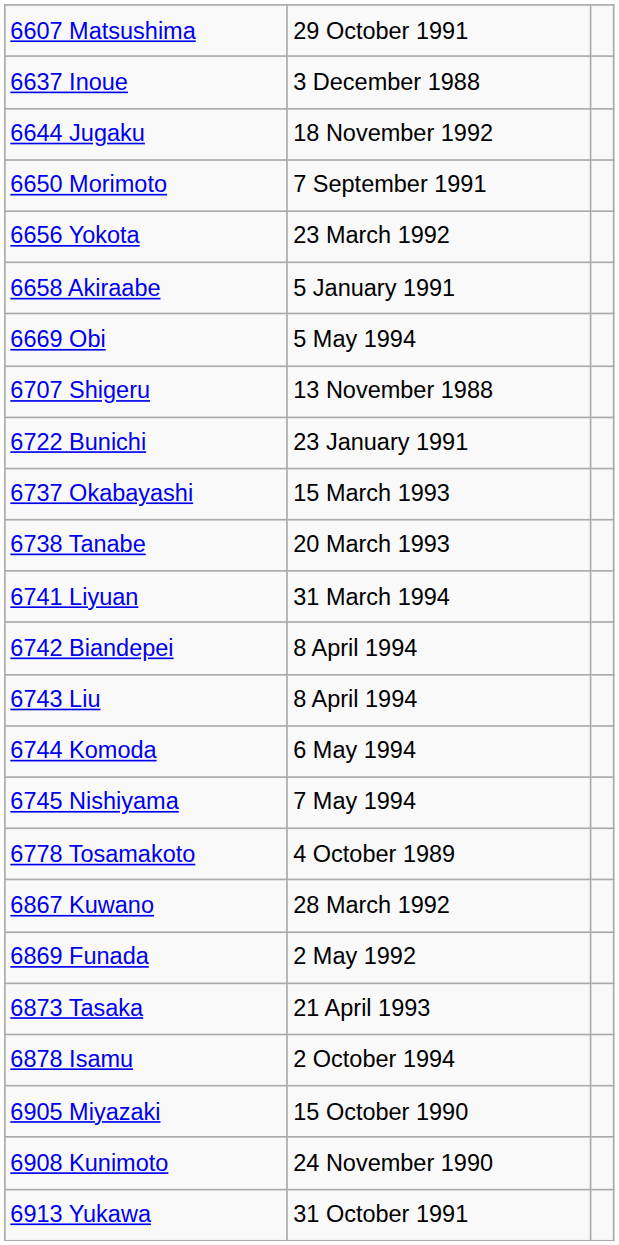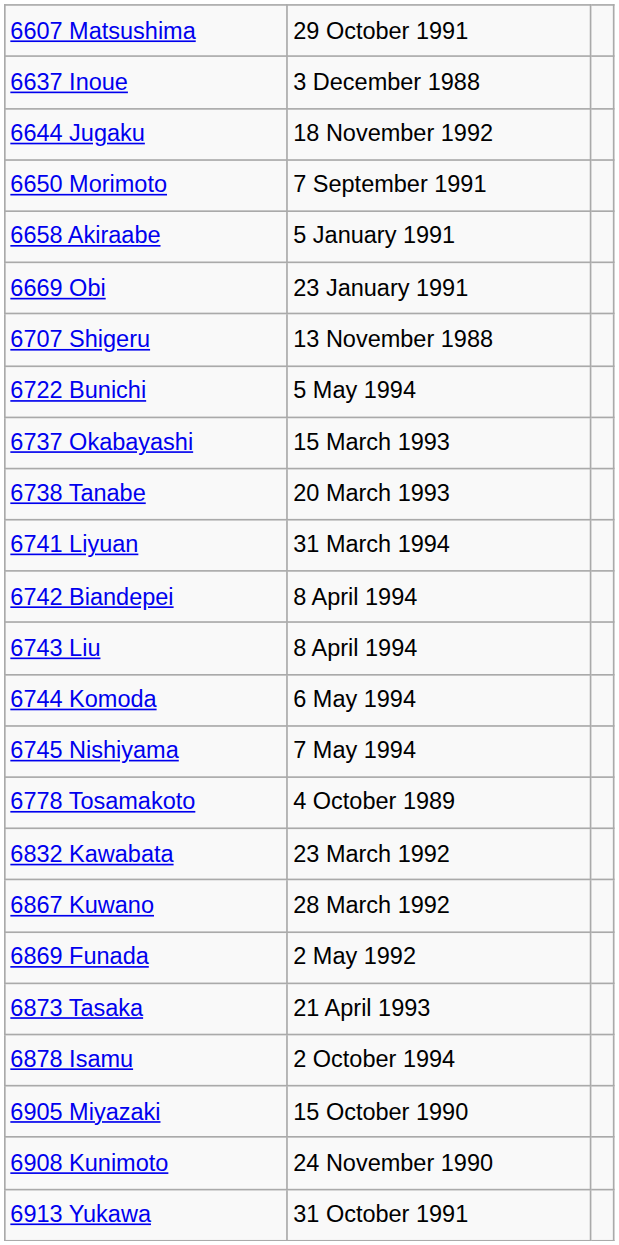- row: (75, 236)
(355, 339) 5 May 1994 -> (381, 287) 23 January 1991
(381, 441) 23 January 1991 -> (355, 390) 5 May 1994
+ row: (92, 853)
